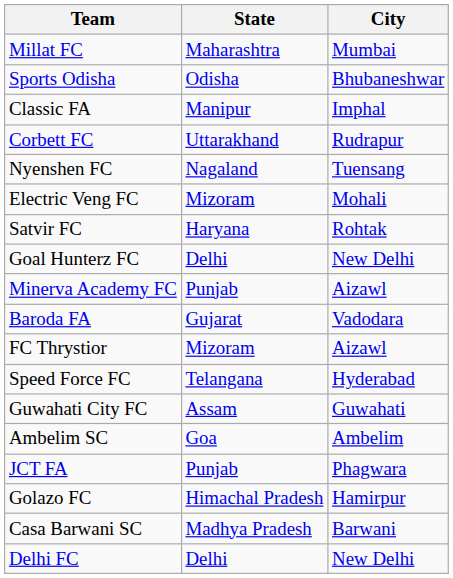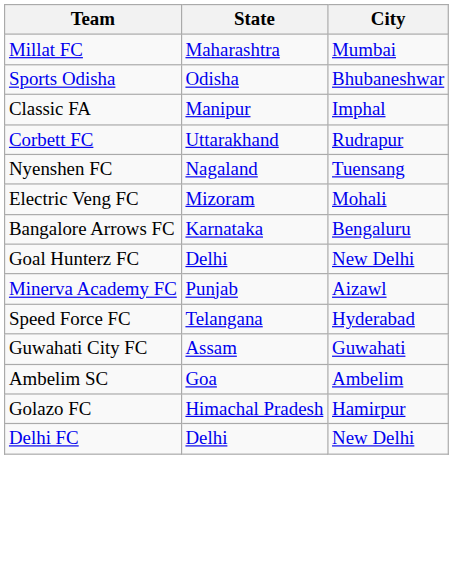+ row: (92, 229)
- row: (45, 229)
- row: (50, 318)
- row: (58, 348)
- row: (38, 468)
- row: (76, 528)
